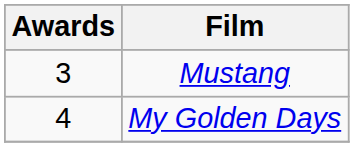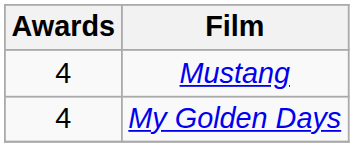(63, 73) 3 -> (63, 73) 4
